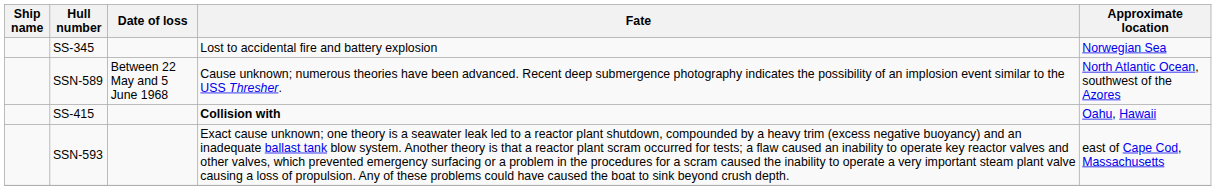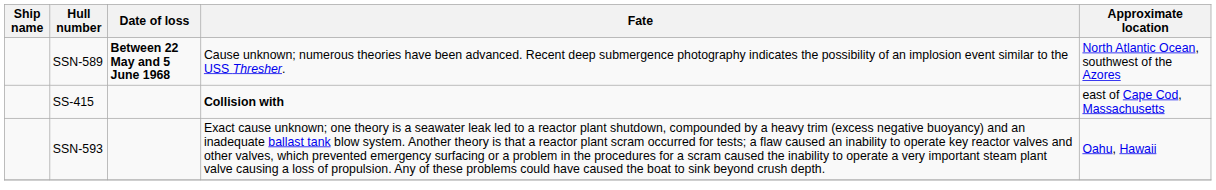- row: (73, 47)
(143, 81) normal -> (145, 61) bold
(1119, 114) Oahu, Hawaii -> (1132, 101) east of Cape Cod, Massachusetts
(1132, 154) east of Cape Cod, Massachusetts -> (1119, 149) Oahu, Hawaii
